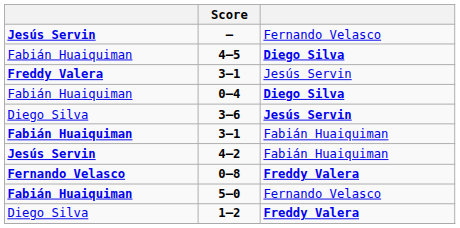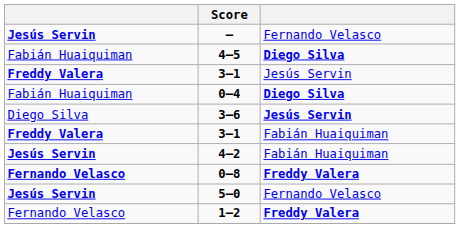(70, 134) Fabián Huaiquiman -> (55, 134) Freddy Valera
(70, 194) Fabián Huaiquiman -> (52, 194) Jesús Servin
(48, 214) Diego Silva -> (66, 214) Fernando Velasco
